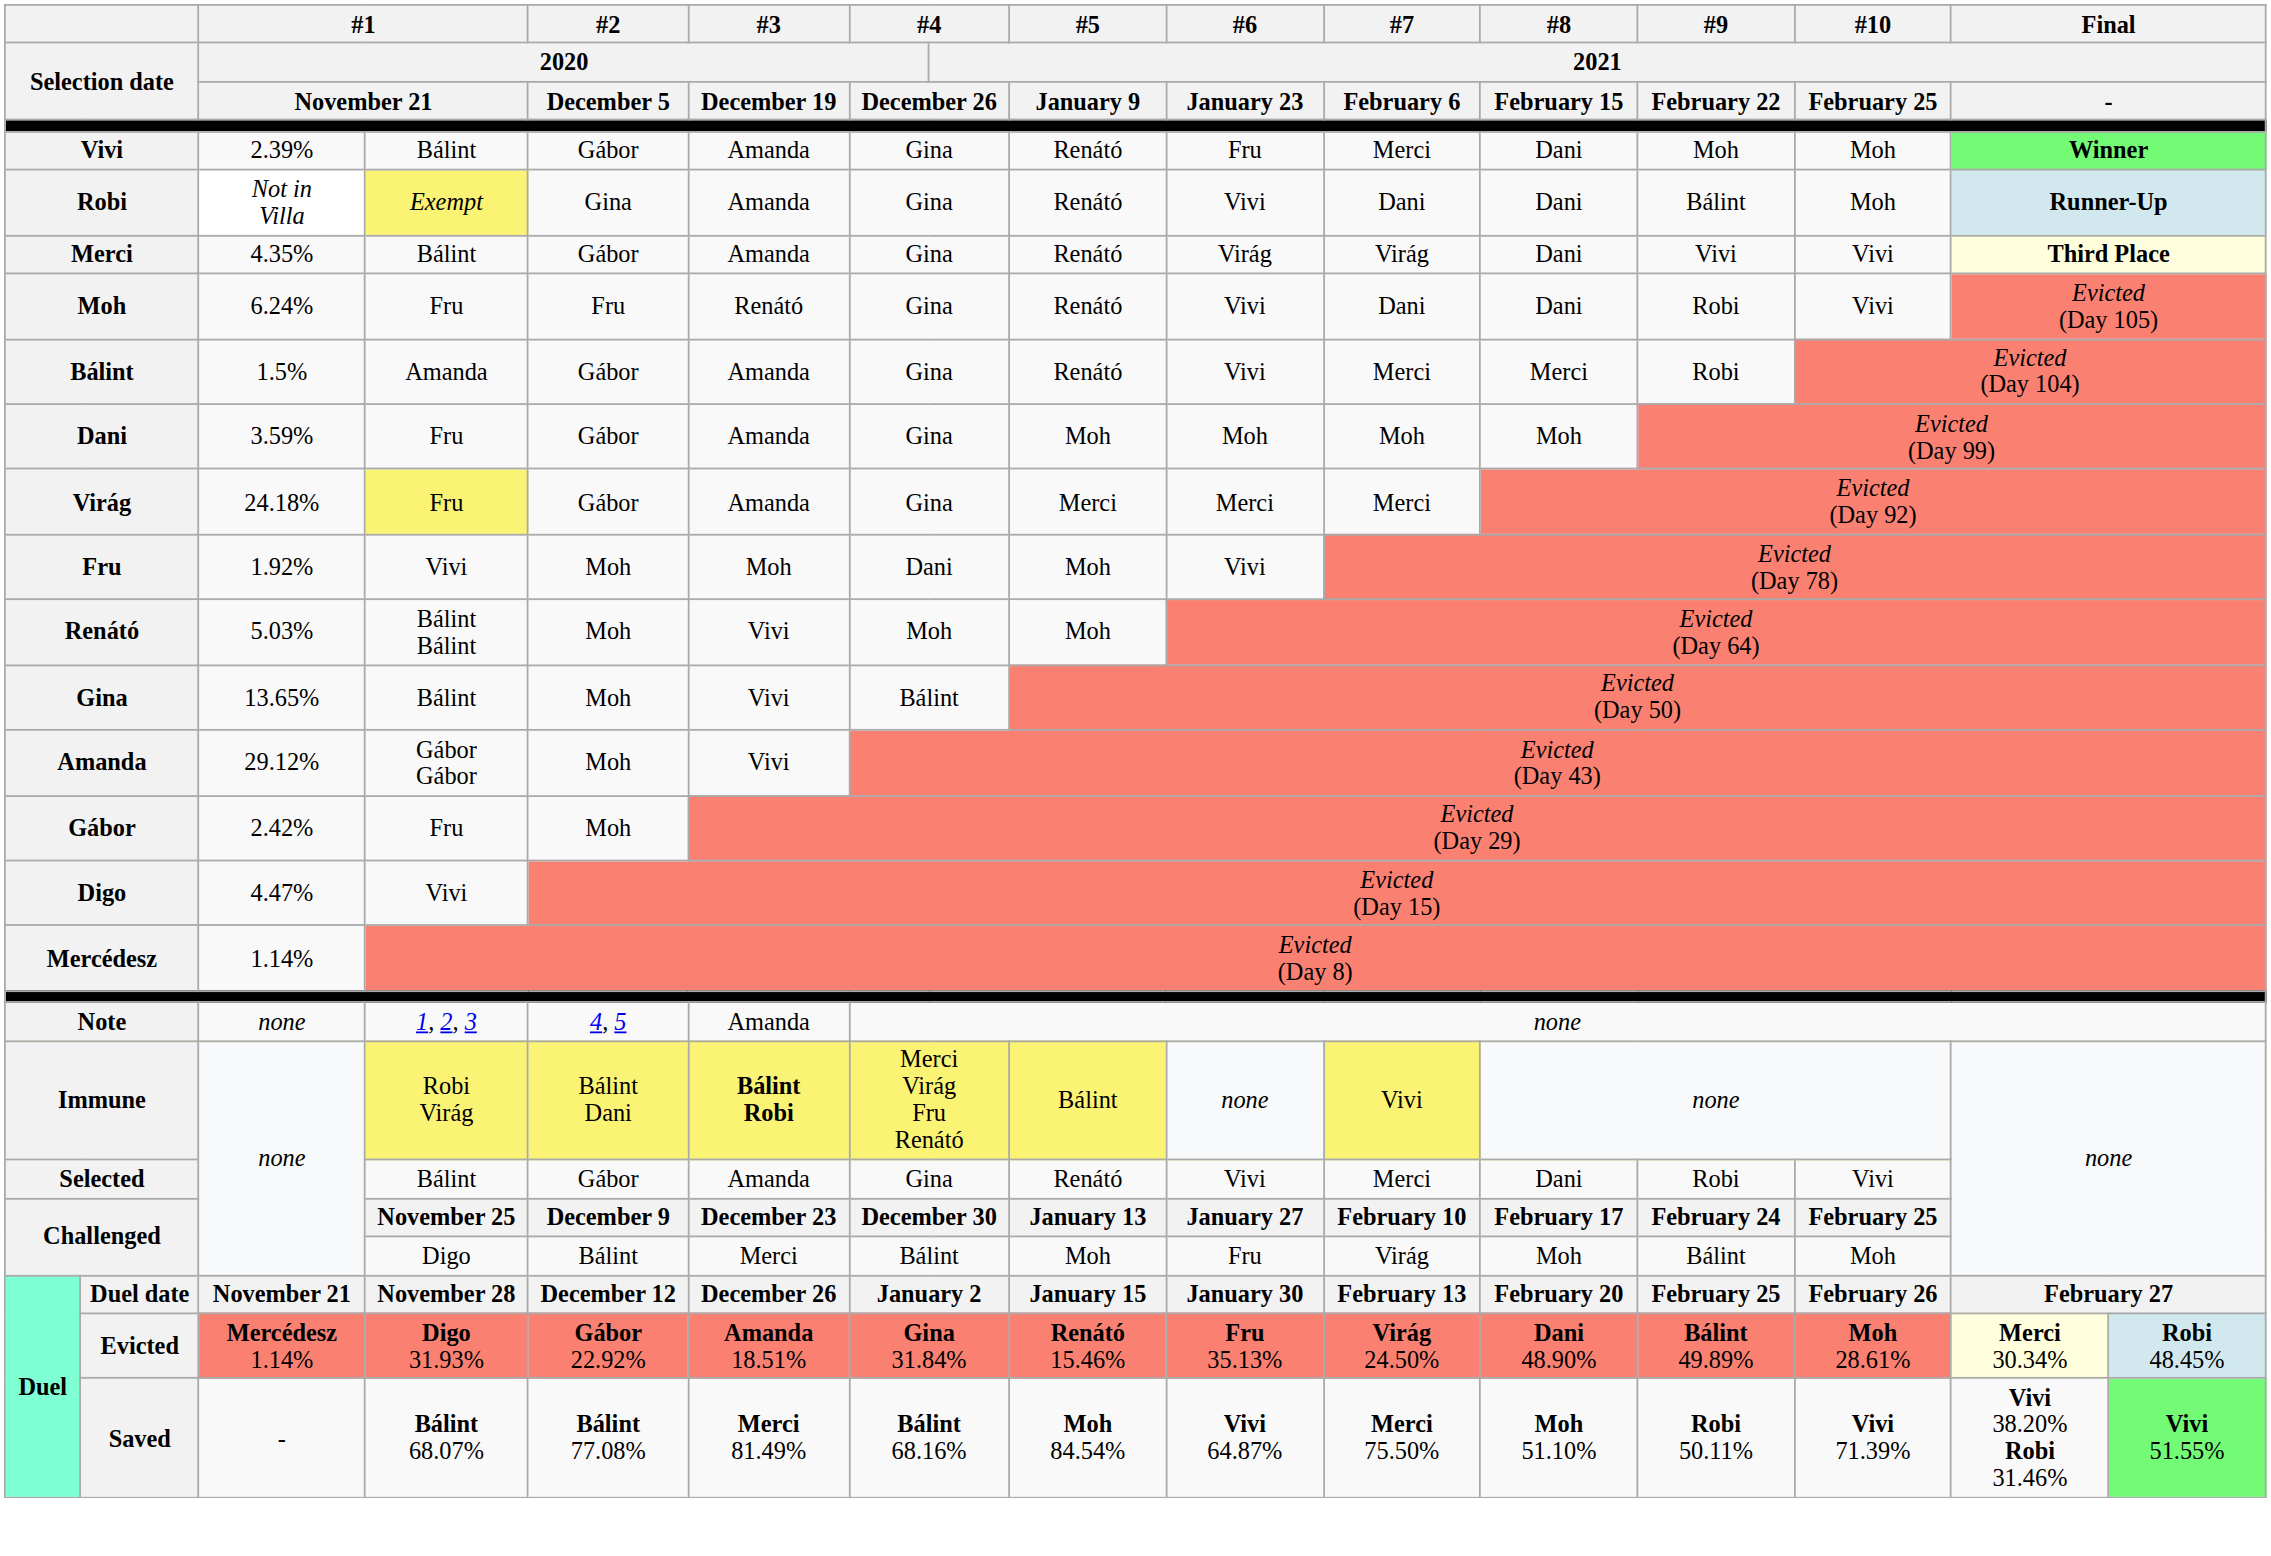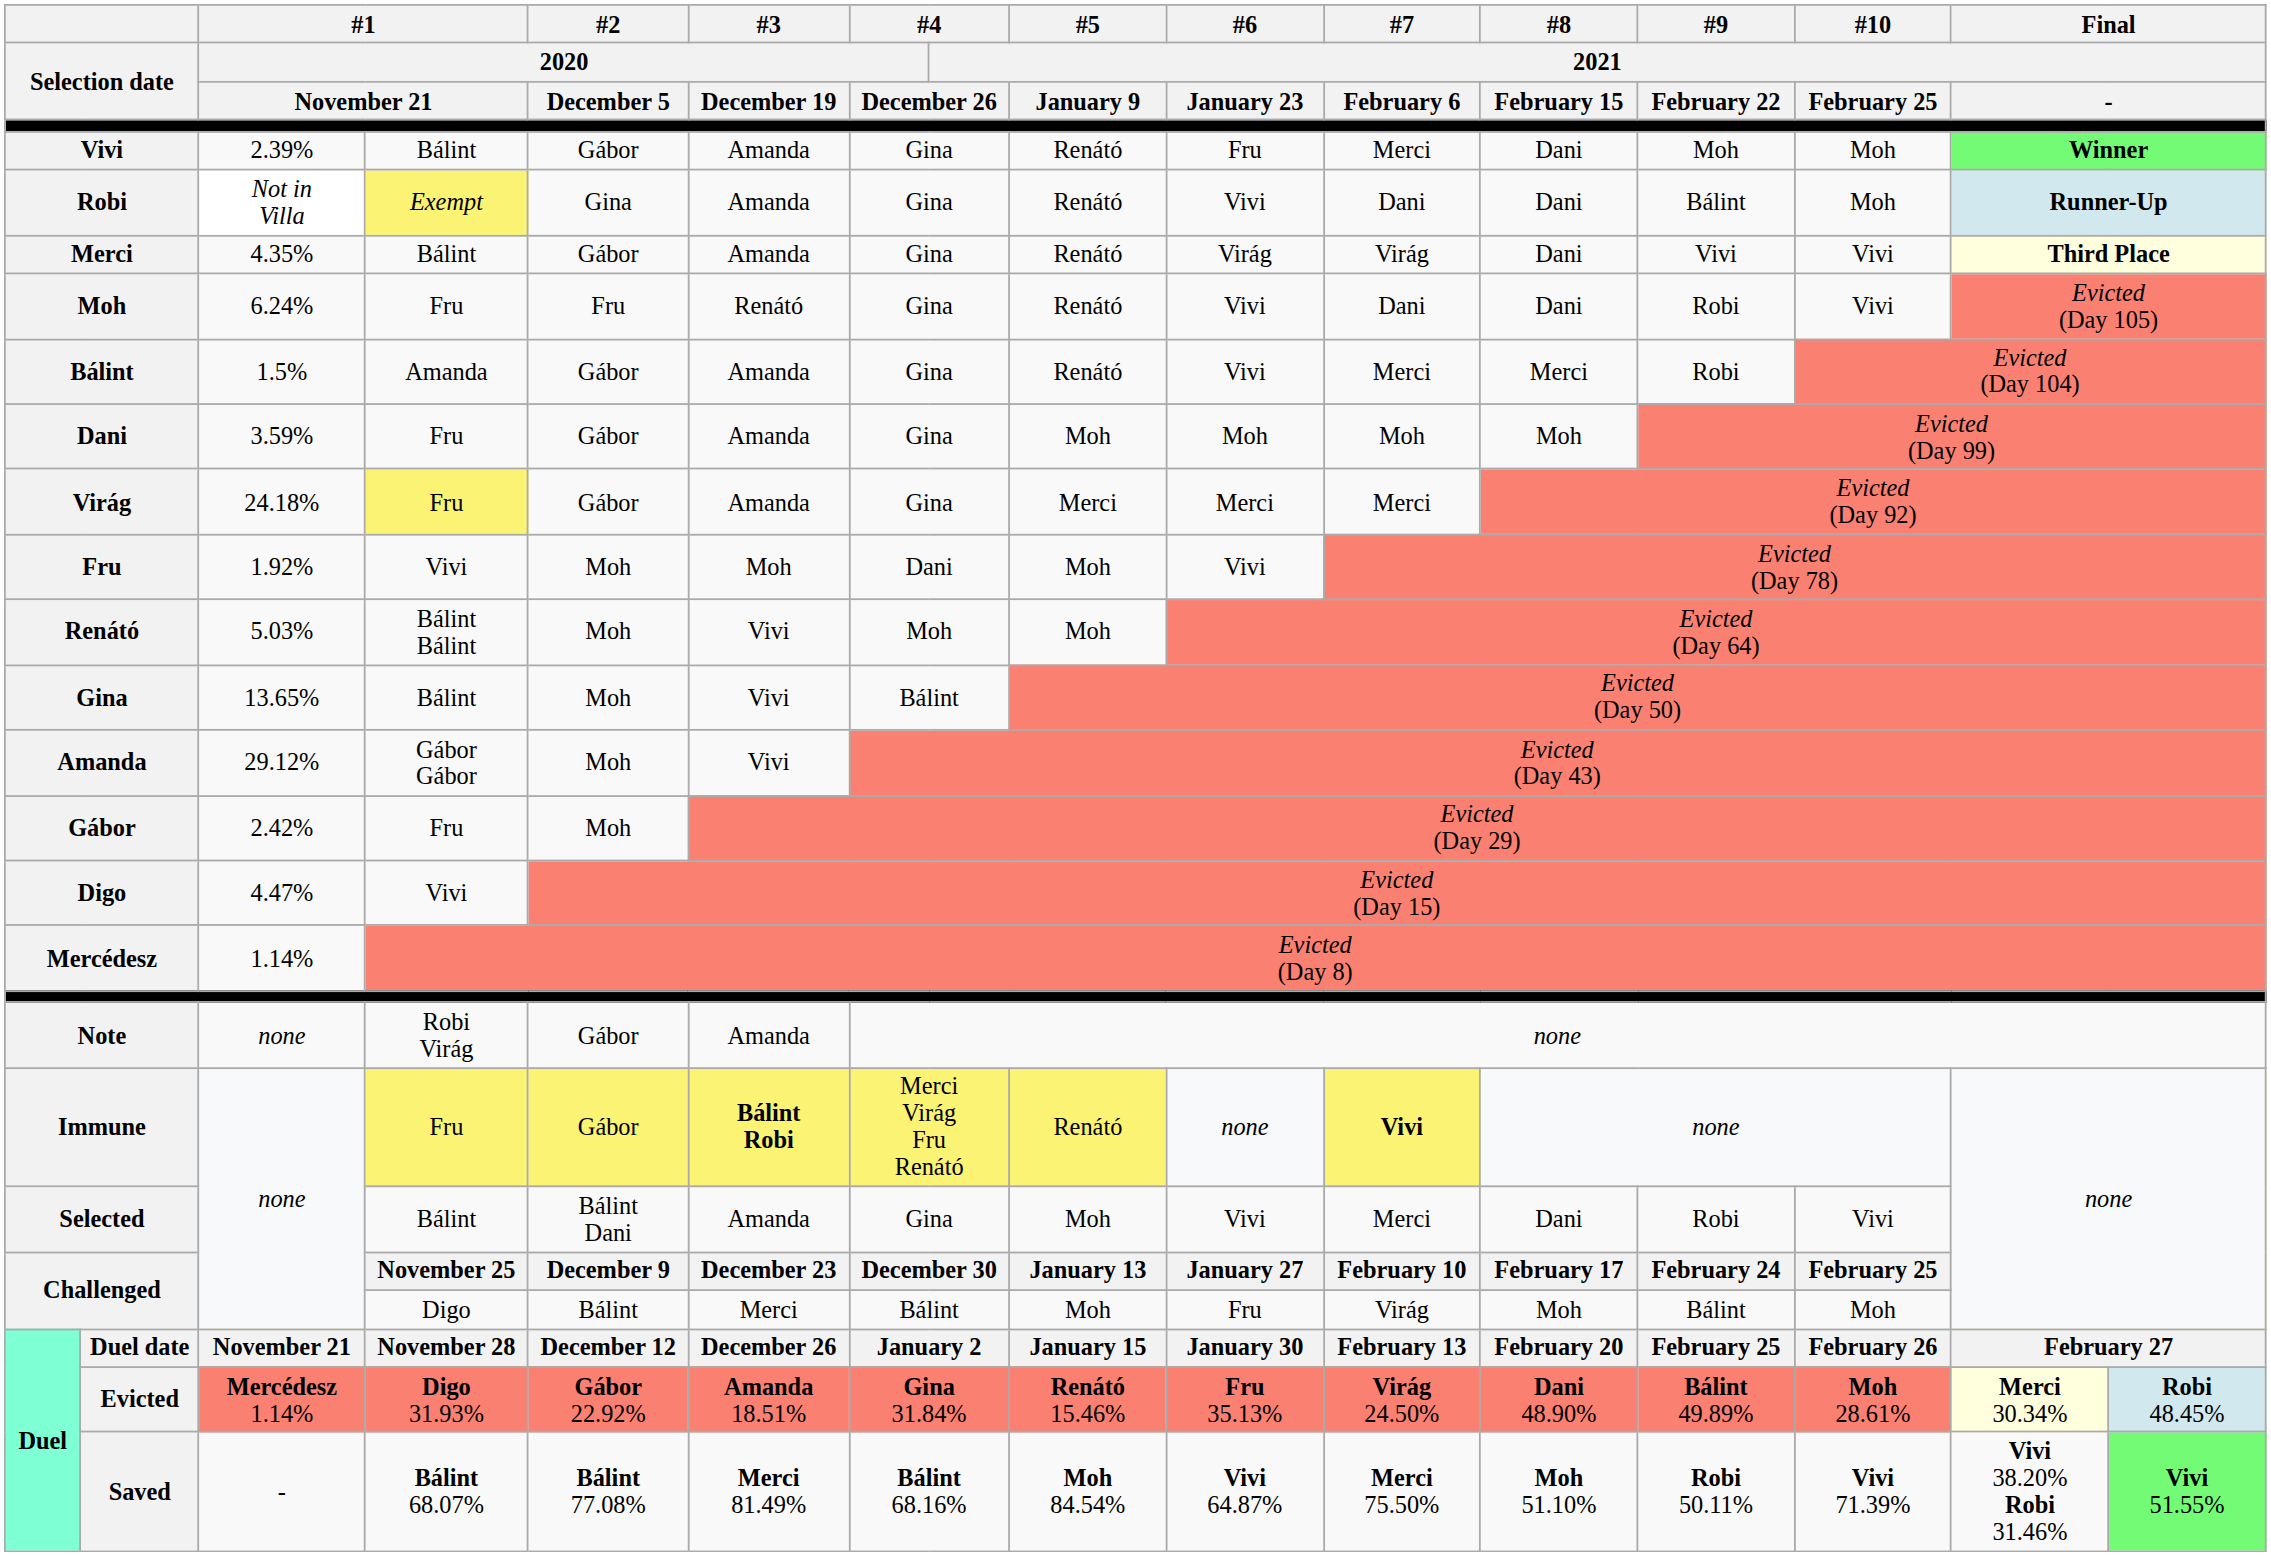(446, 1021) 1, 2, 3 -> (446, 1035) Robi Virág
(608, 1021) 4, 5 -> (608, 1035) Gábor
(446, 1100) Robi Virág -> (446, 1127) Fru
(608, 1100) Bálint Dani -> (608, 1127) Gábor
(1088, 1100) Bálint -> (1088, 1127) Renátó
(1402, 1100) normal -> (1402, 1127) bold
(608, 1179) Gábor -> (608, 1219) Bálint Dani
(1088, 1179) Renátó -> (1088, 1219) Moh
